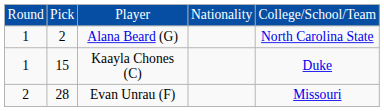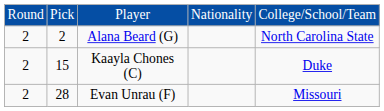(26, 36) 1 -> (26, 36) 2
(26, 66) 1 -> (26, 66) 2
